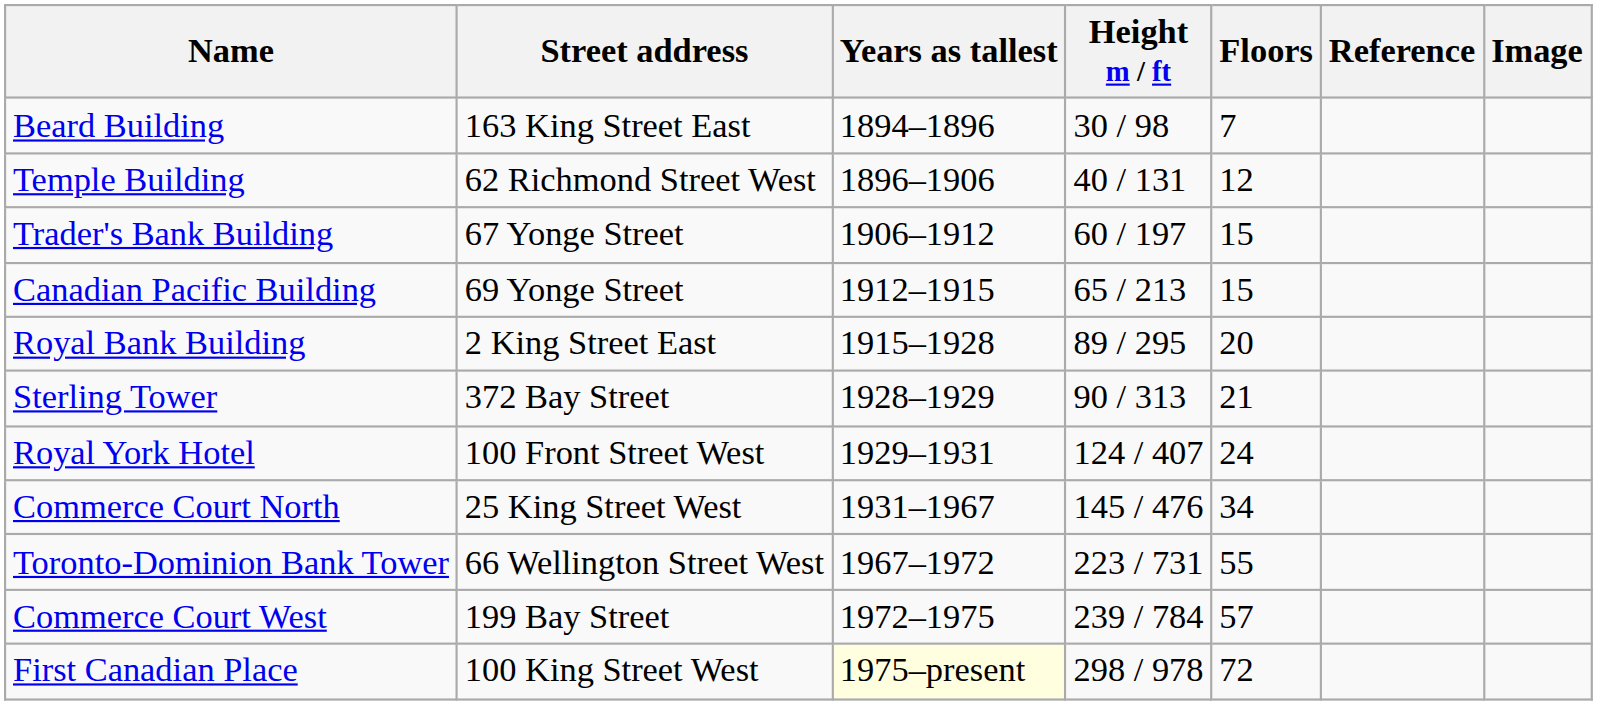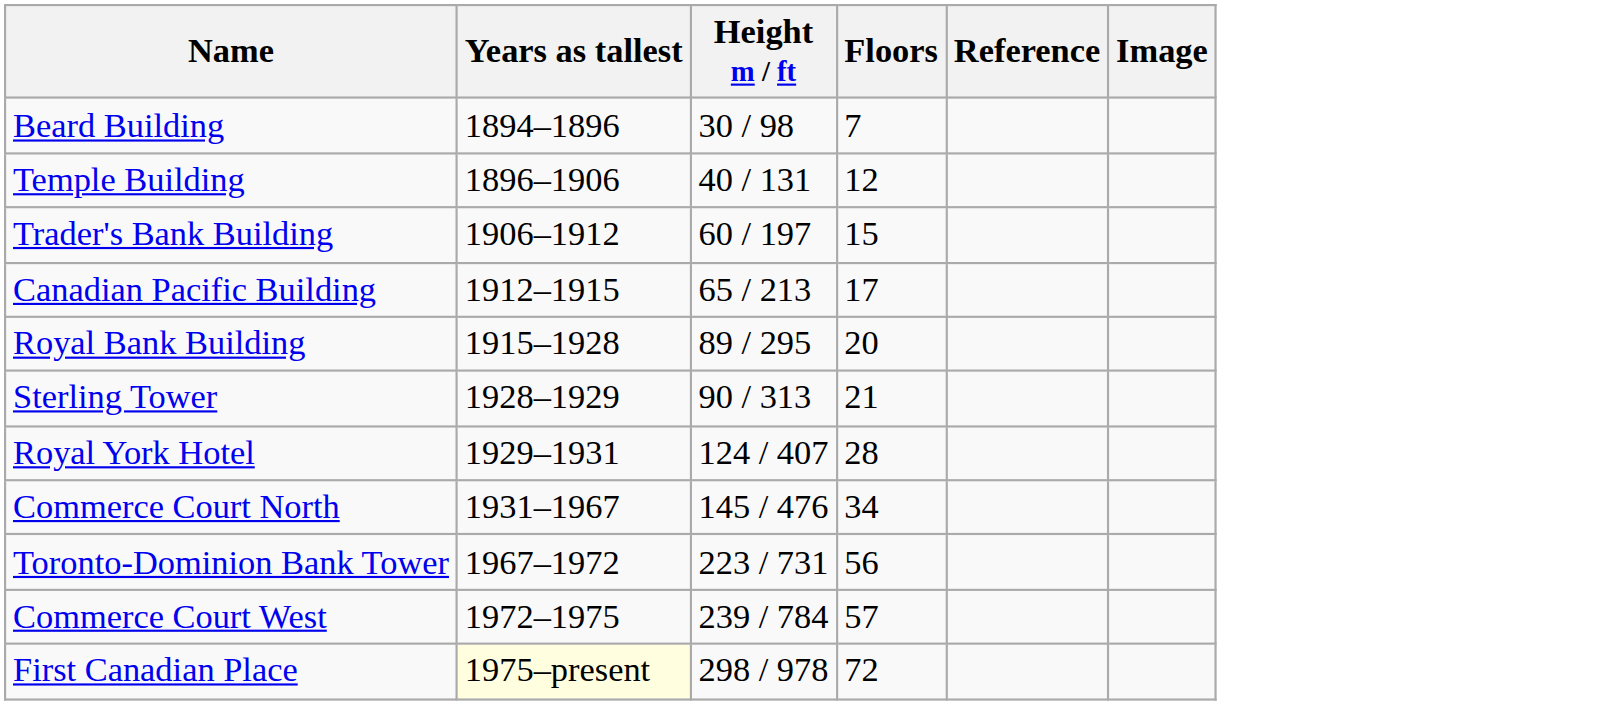- column: (644, 51)
(1237, 288) 15 -> (862, 288) 17
(1237, 452) 24 -> (862, 452) 28
(1237, 561) 55 -> (862, 561) 56
